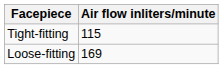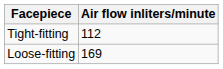(91, 34) 115 -> (91, 34) 112
